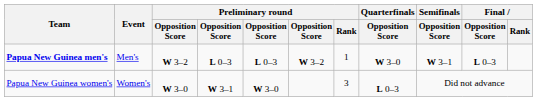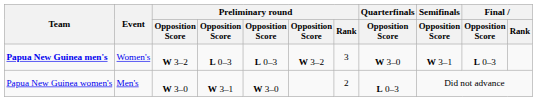(128, 57) Men's -> (133, 57) Women's
(346, 57) 1 -> (346, 57) 3
(133, 83) Women's -> (128, 83) Men's
(346, 83) 3 -> (346, 83) 2
